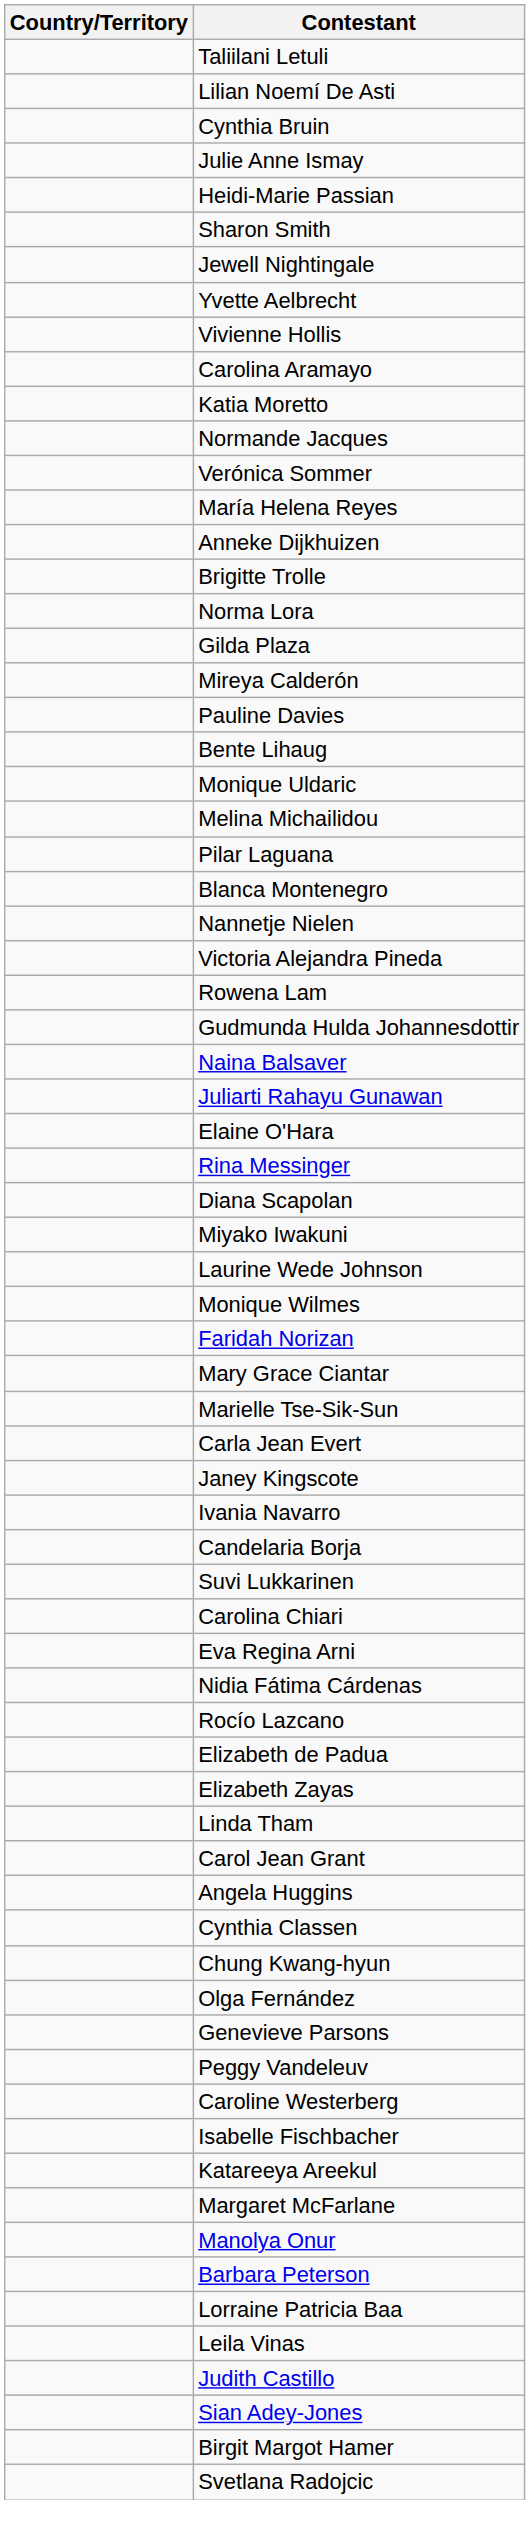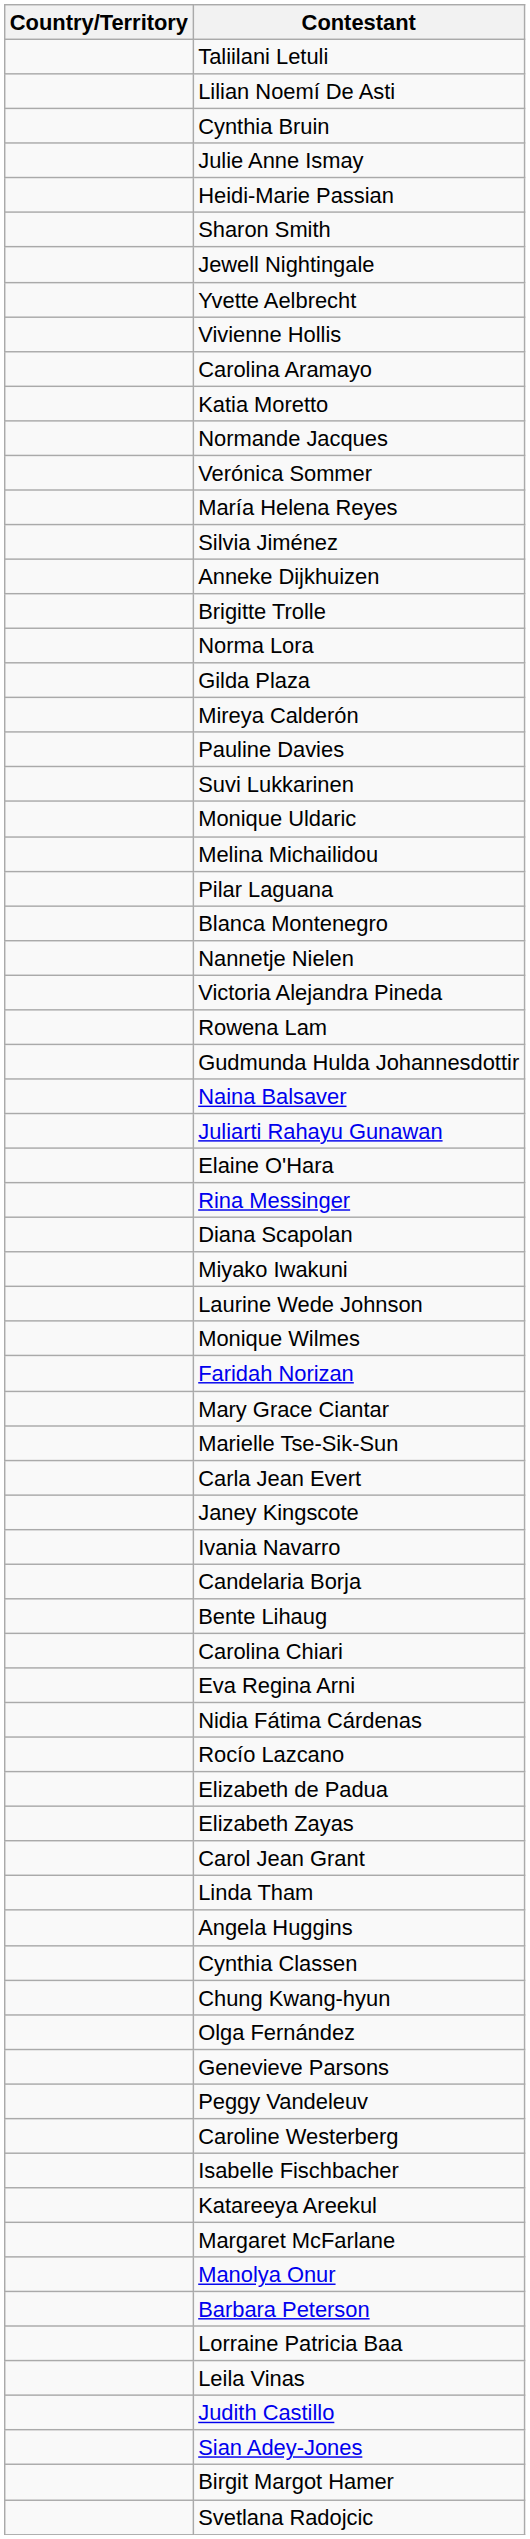+ row: (268, 542)
rows swapped: (276, 1581) <-> (263, 750)
rows swapped: (281, 1859) <-> (256, 1824)
